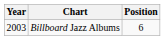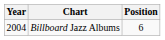(16, 27) 2003 -> (16, 27) 2004
